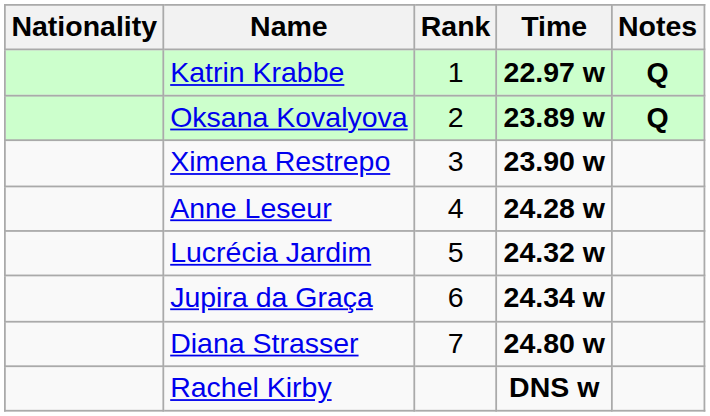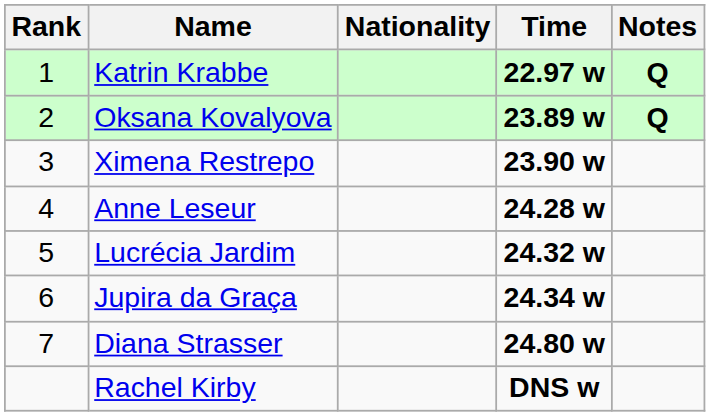columns swapped: (456, 27) <-> (84, 27)
